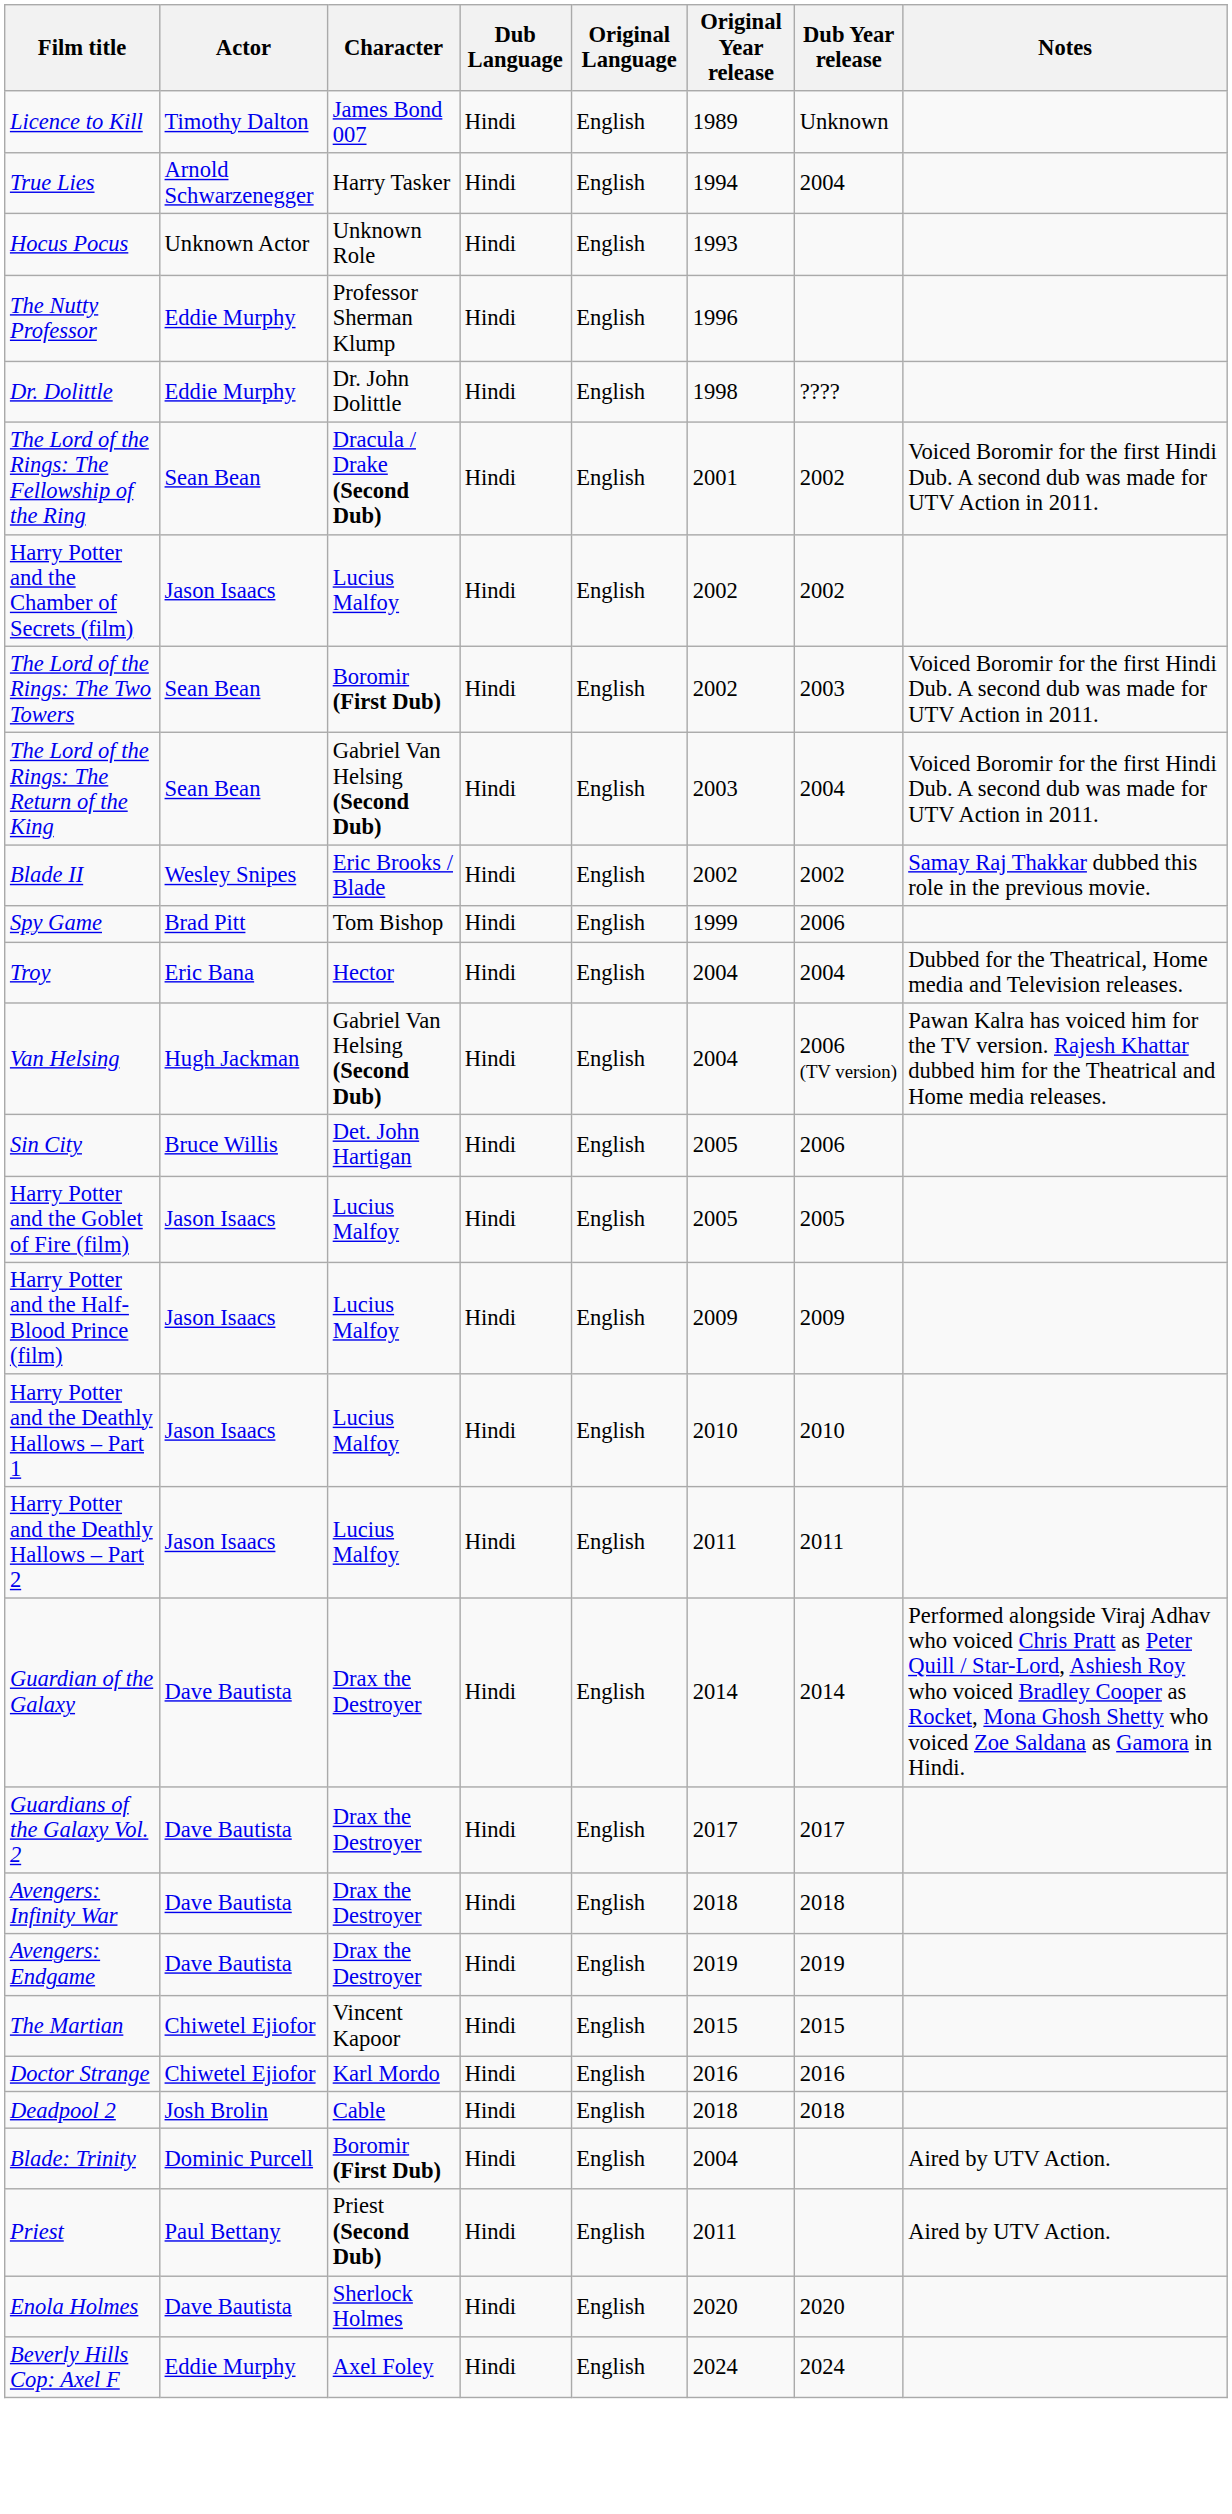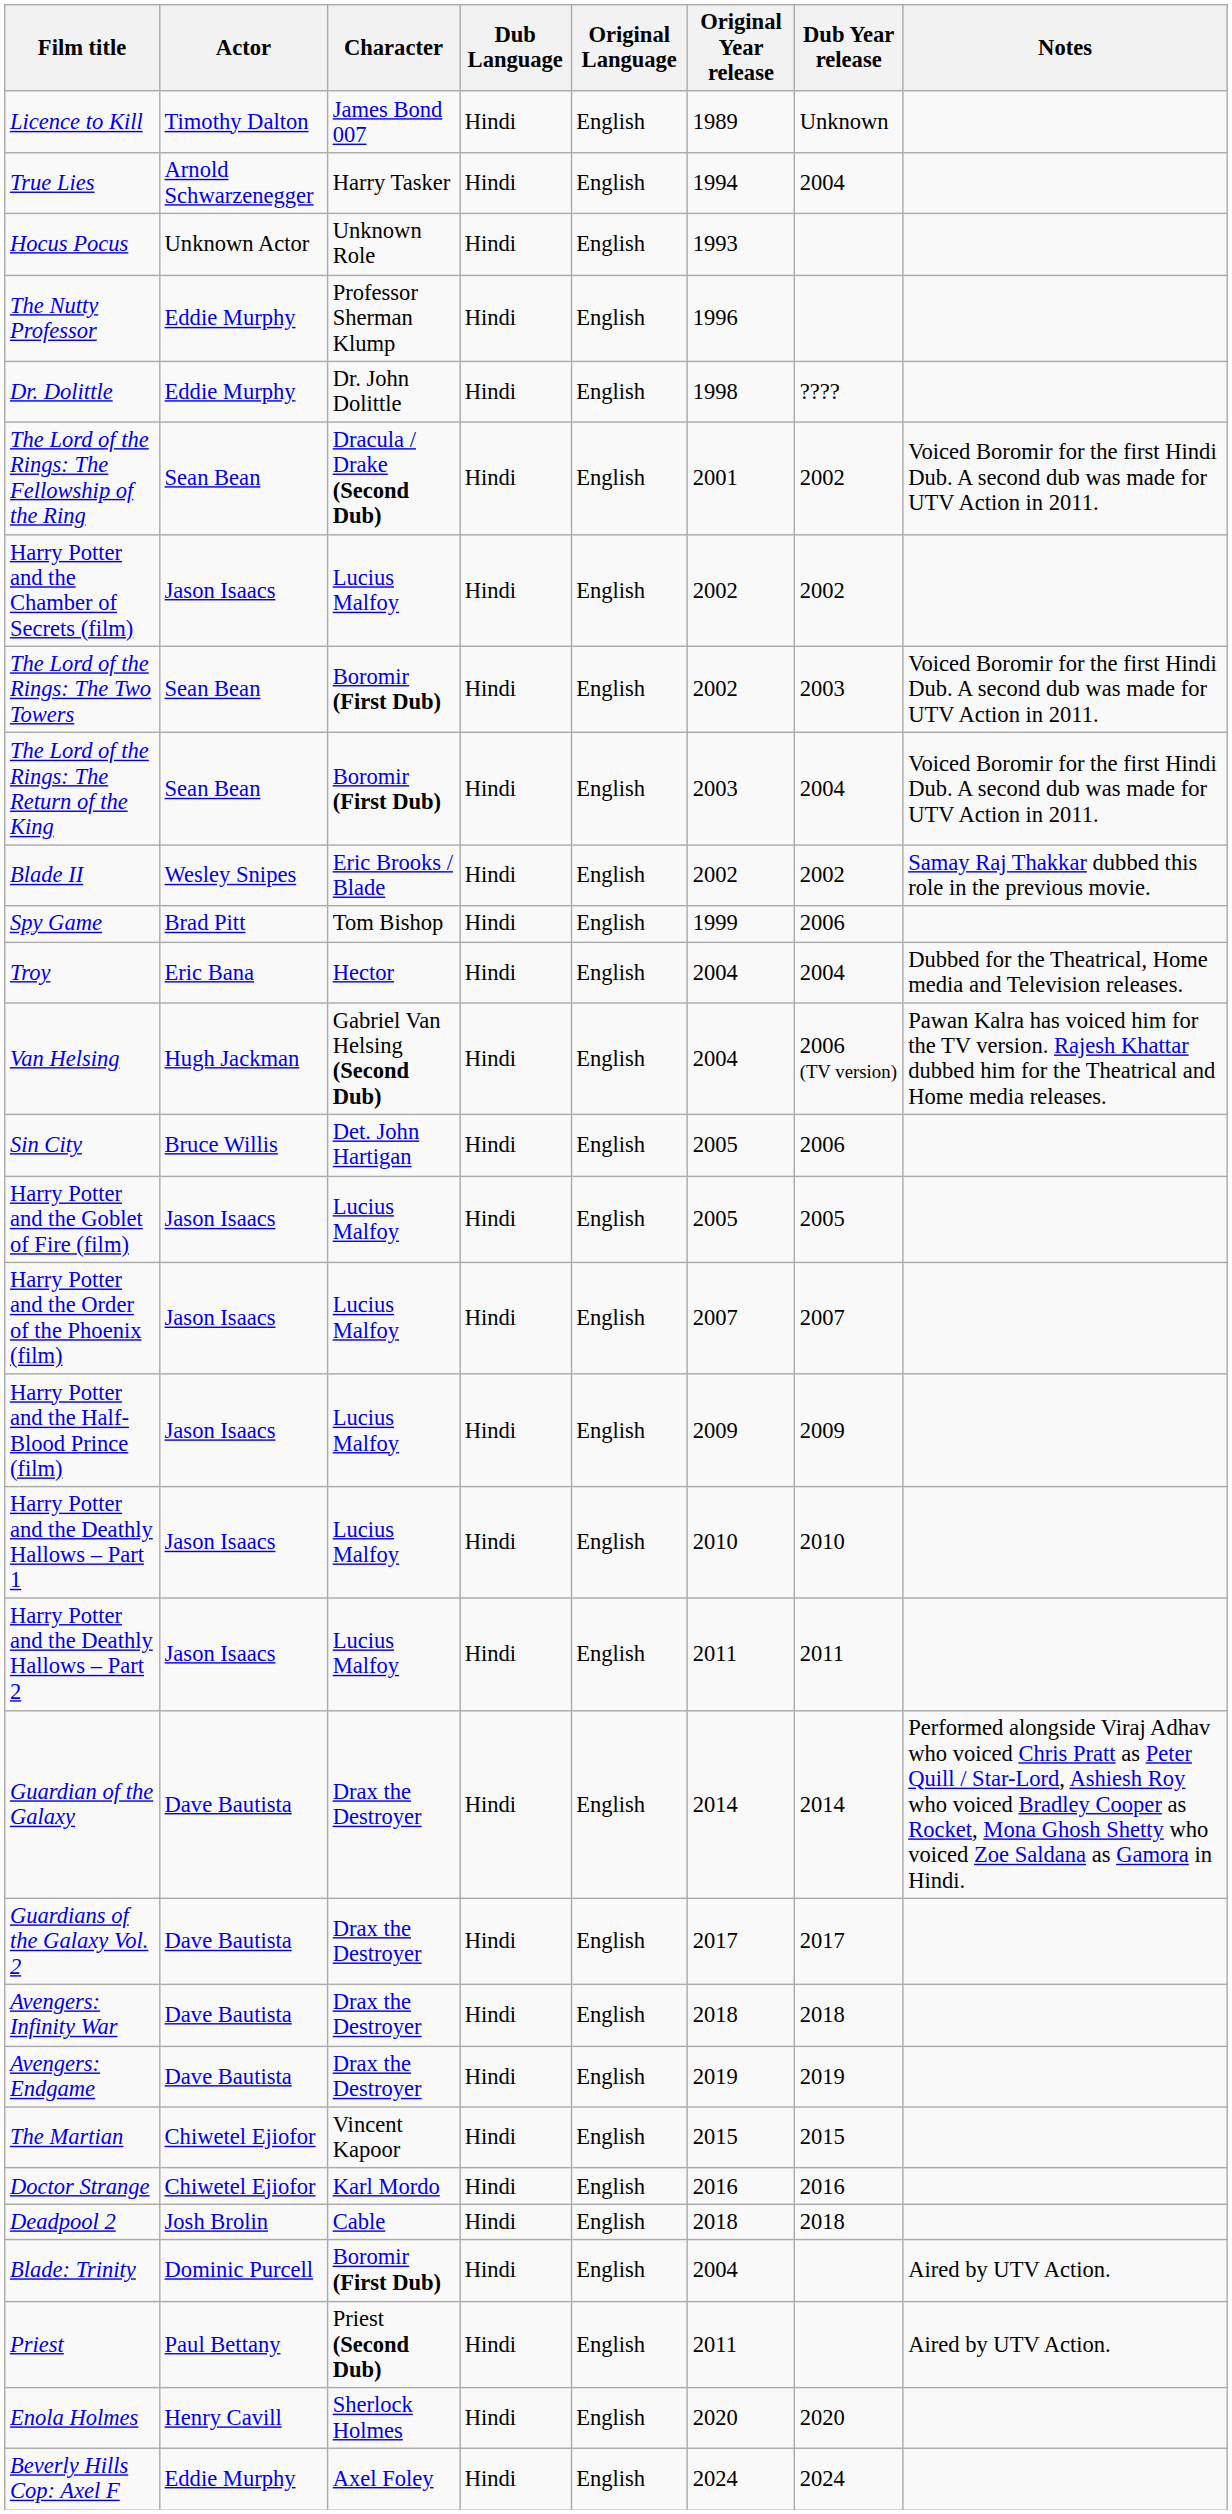(387, 788) Gabriel Van Helsing (Second Dub) -> (387, 788) Boromir (First Dub)
+ row: (76, 1318)
(228, 2305) Dave Bautista -> (223, 2417) Henry Cavill
